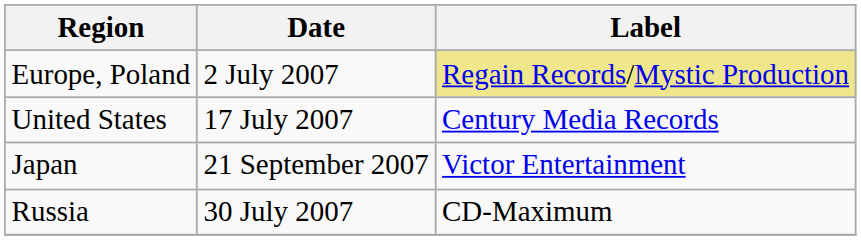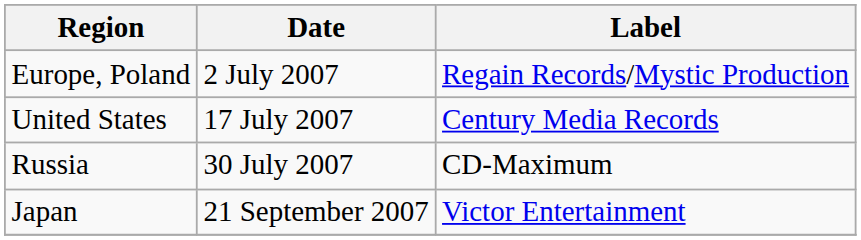(646, 73) khaki background -> (646, 73) no background
rows swapped: (50, 211) <-> (45, 165)
